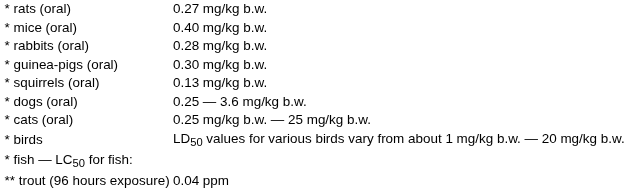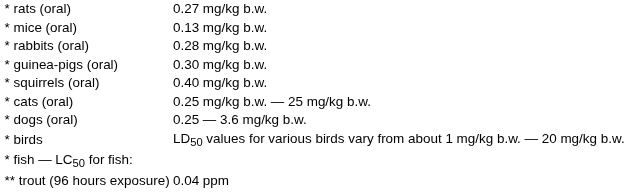(220, 27) 0.40 mg/kg b.w. -> (220, 27) 0.13 mg/kg b.w.
(220, 83) 0.13 mg/kg b.w. -> (220, 83) 0.40 mg/kg b.w.
rows swapped: (39, 120) <-> (41, 101)
